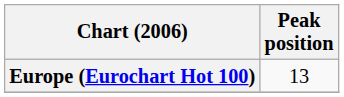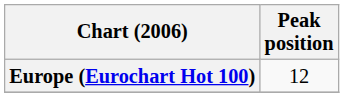(299, 75) 13 -> (299, 75) 12
